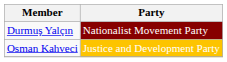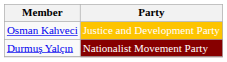rows swapped: (42, 48) <-> (40, 30)
